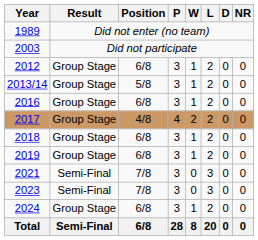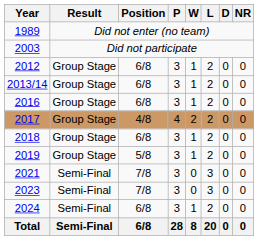(143, 84) 5/8 -> (143, 84) 6/8
(143, 155) 6/8 -> (143, 155) 5/8
(84, 208) Group Stage -> (84, 208) Semi-Final
